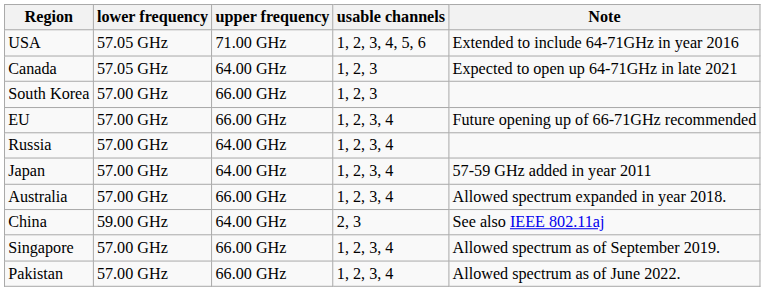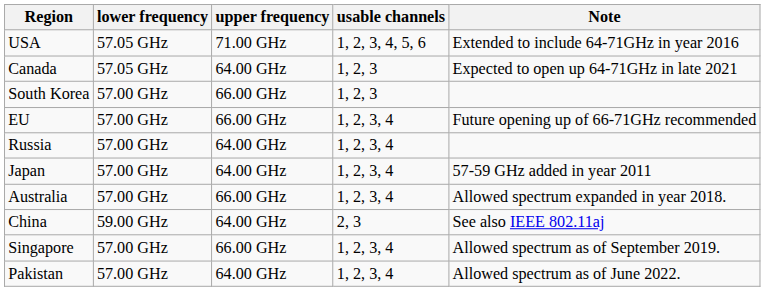(251, 273) 66.00 GHz -> (251, 273) 64.00 GHz
